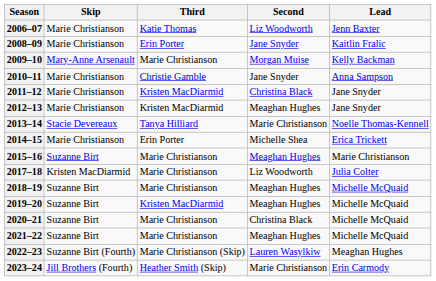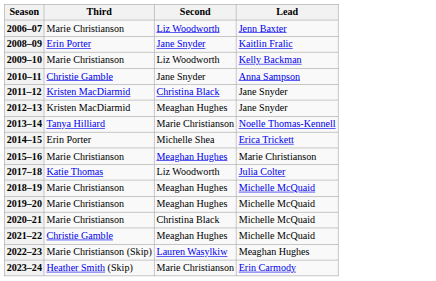- column: (91, 12)
(168, 28) Katie Thomas -> (85, 28) Marie Christianson
(279, 60) Morgan Muise -> (188, 60) Liz Woodworth
(178, 172) Marie Christianson -> (75, 172) Katie Thomas
(182, 204) Kristen MacDiarmid -> (85, 204) Marie Christianson
(178, 236) Marie Christianson -> (80, 236) Christie Gamble
